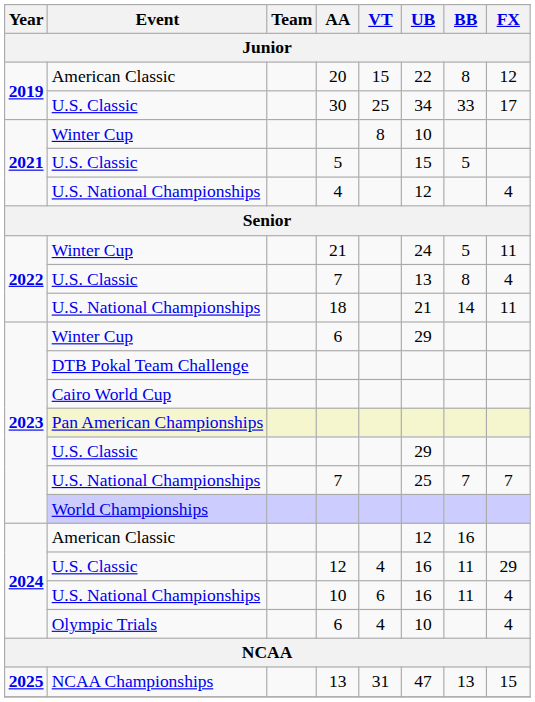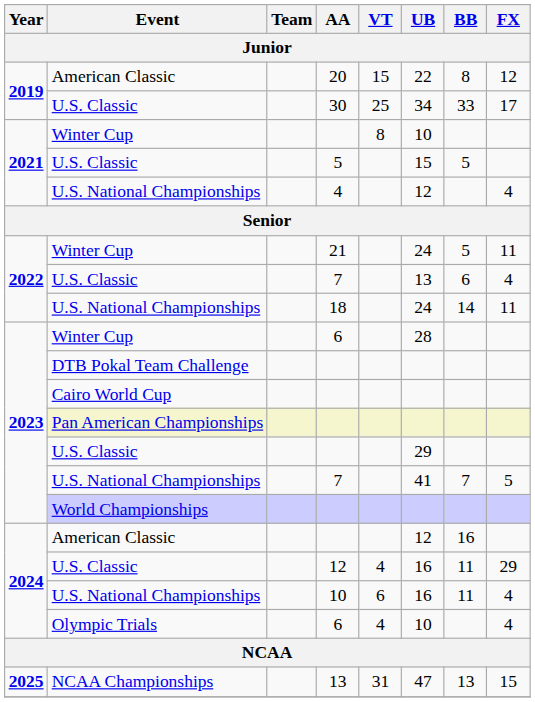(466, 278) 8 -> (466, 278) 6
(423, 307) 21 -> (423, 307) 24
(423, 336) 29 -> (423, 336) 28
(423, 480) 25 -> (423, 480) 41
(508, 480) 7 -> (508, 480) 5
